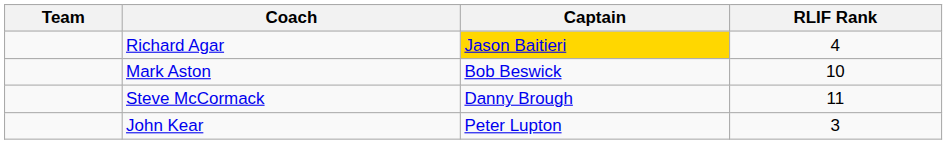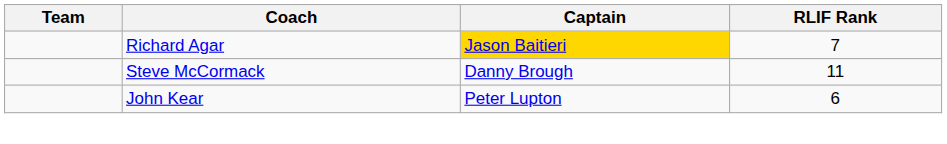(835, 44) 4 -> (835, 44) 7
- row: (168, 71)
(835, 125) 3 -> (835, 98) 6
